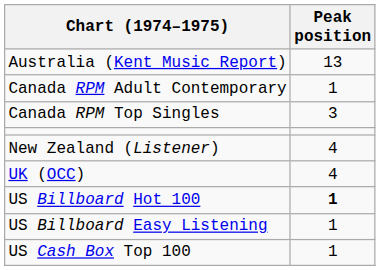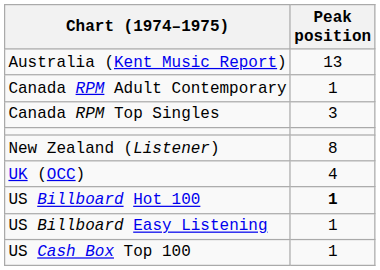(333, 148) 4 -> (333, 148) 8
